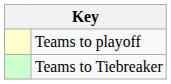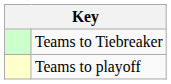rows swapped: (88, 41) <-> (99, 66)
